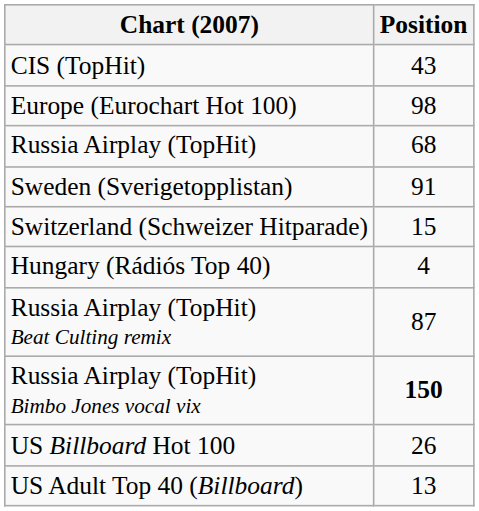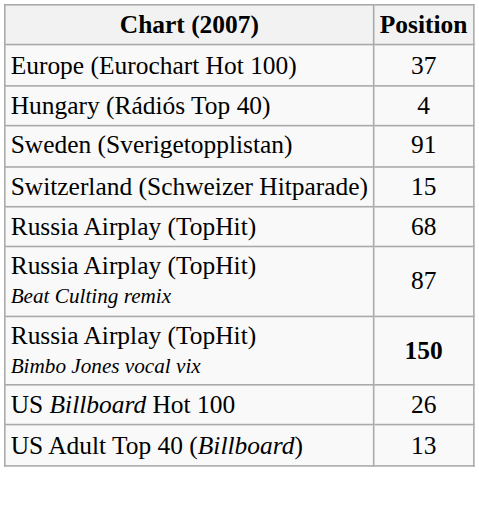- row: (78, 65)
(424, 105) 98 -> (424, 65) 37
rows swapped: (141, 266) <-> (133, 145)
